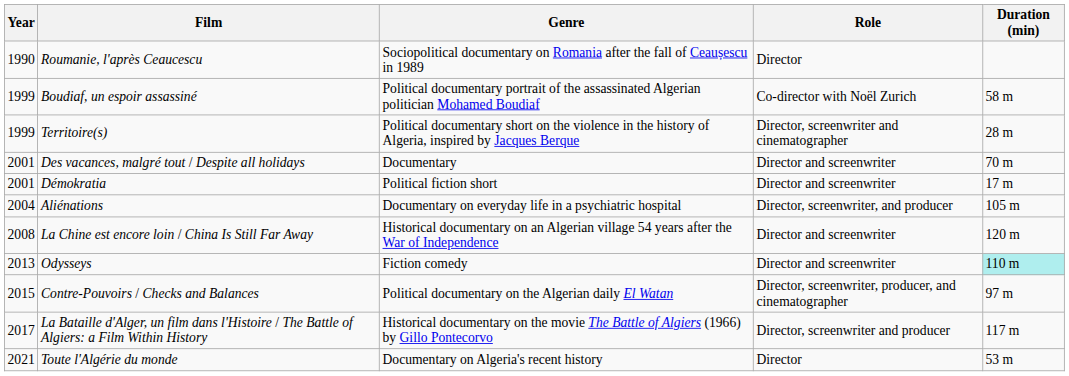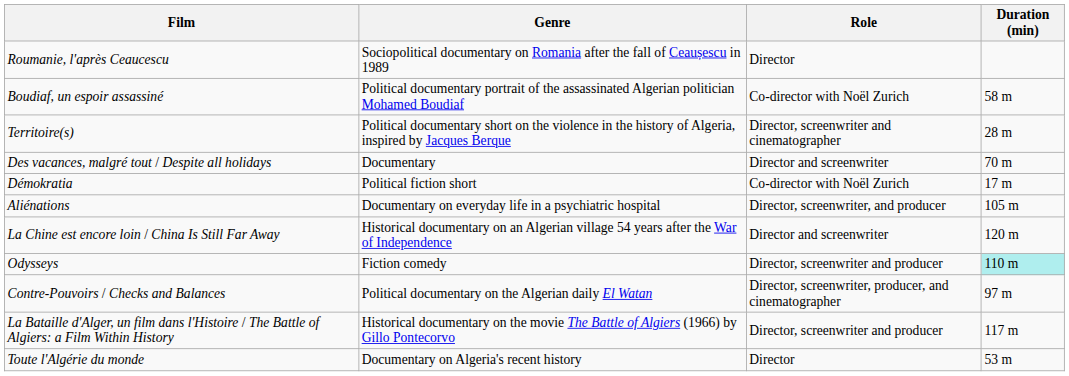- column: (21, 22)
(826, 184) Director and screenwriter -> (829, 184) Co-director with Noël Zurich
(826, 264) Director and screenwriter -> (846, 264) Director, screenwriter and producer
